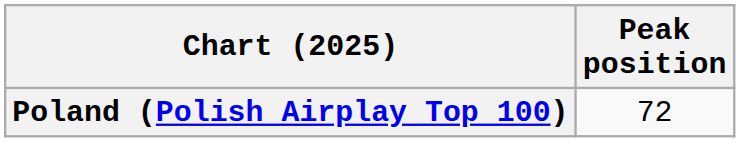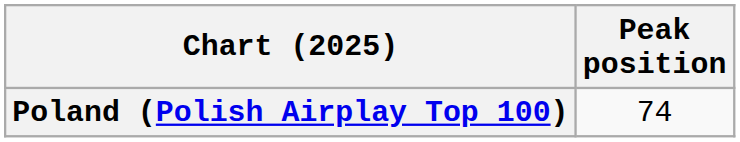(655, 113) 72 -> (655, 113) 74
